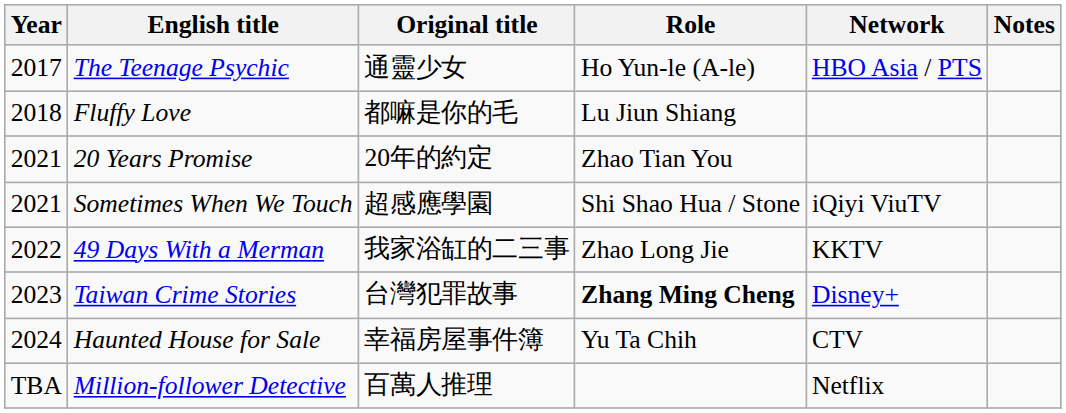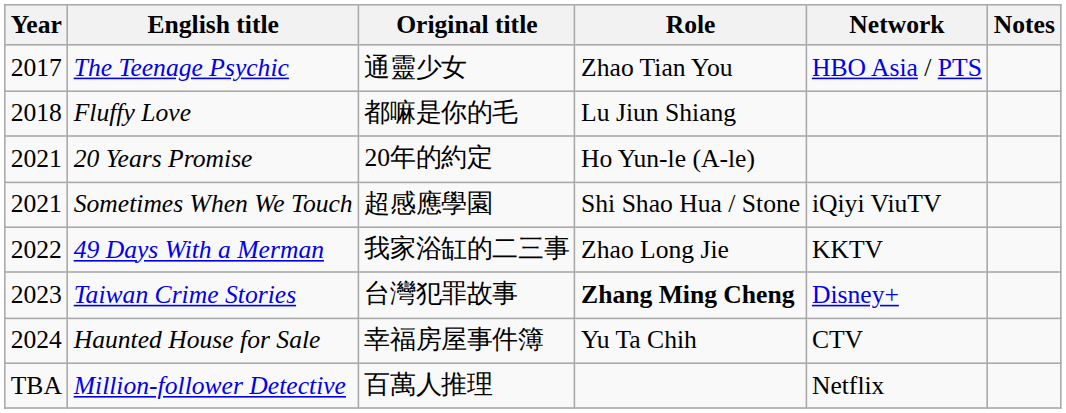(668, 67) Ho Yun-le (A-le) -> (657, 67) Zhao Tian You
(657, 158) Zhao Tian You -> (668, 158) Ho Yun-le (A-le)
